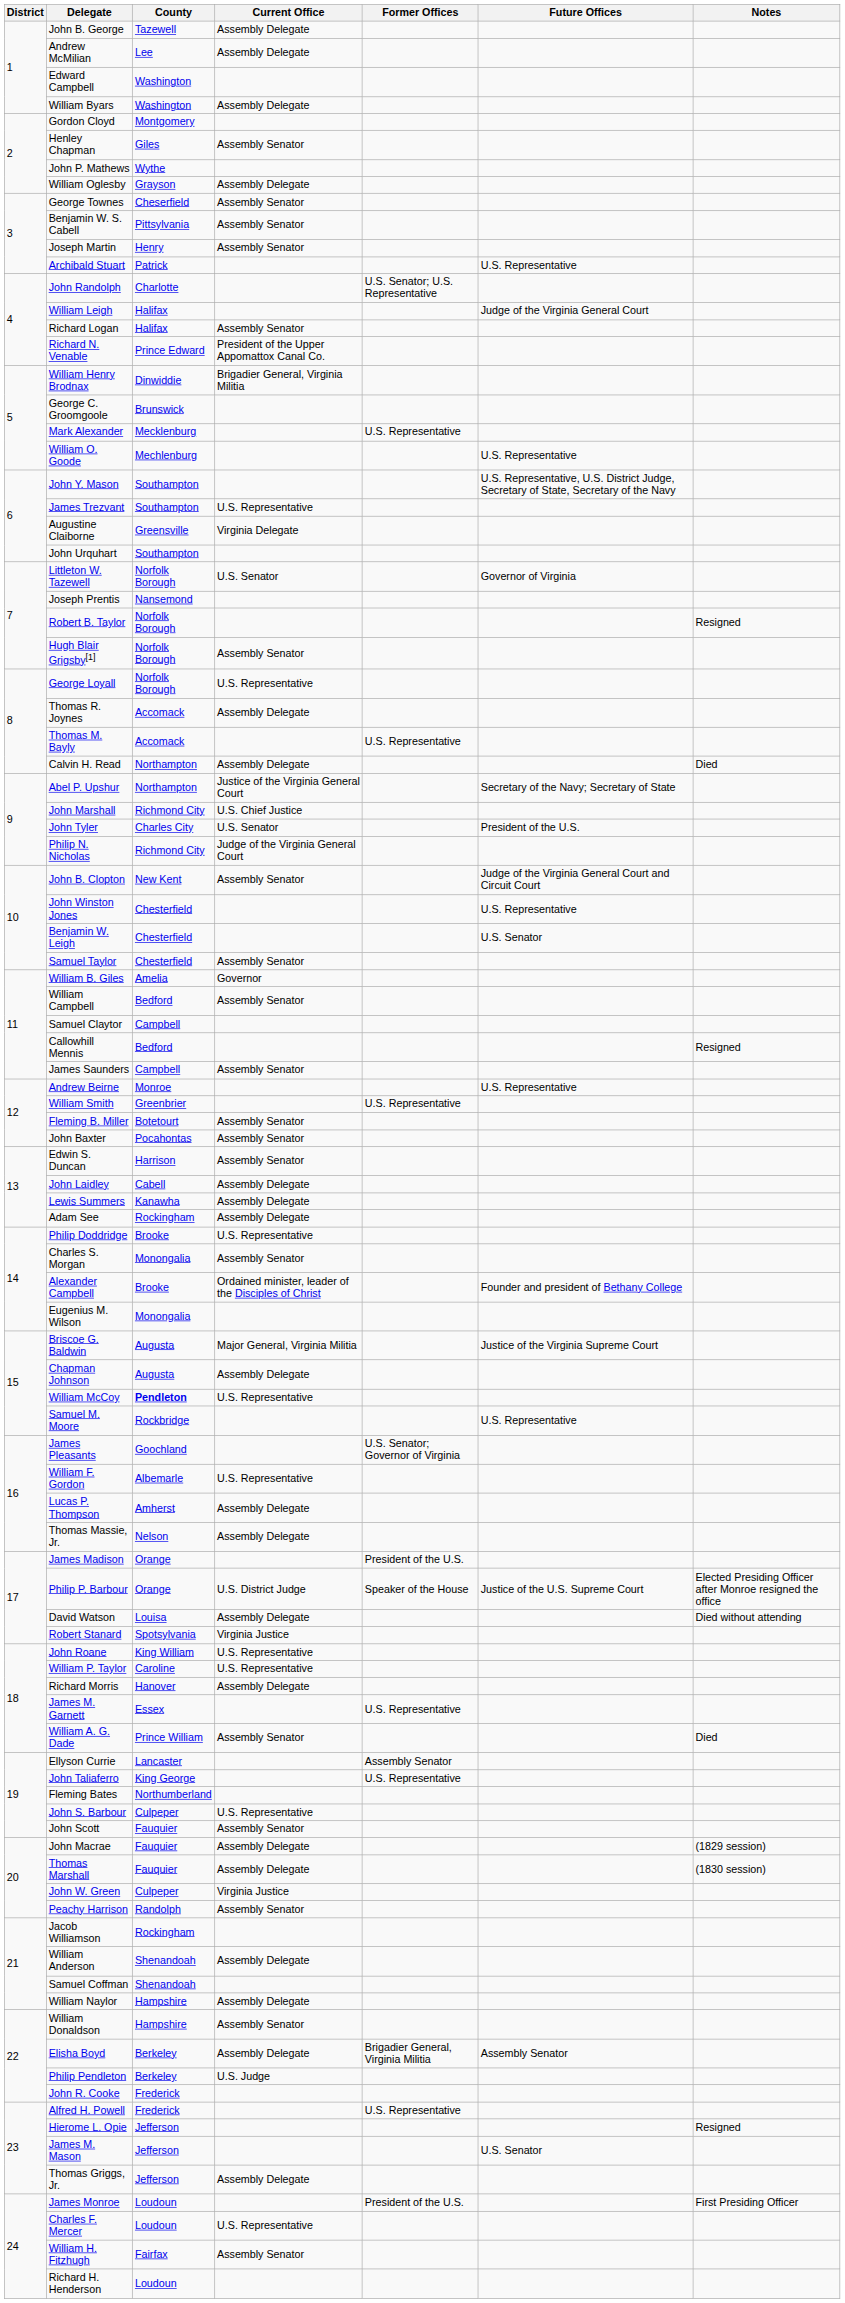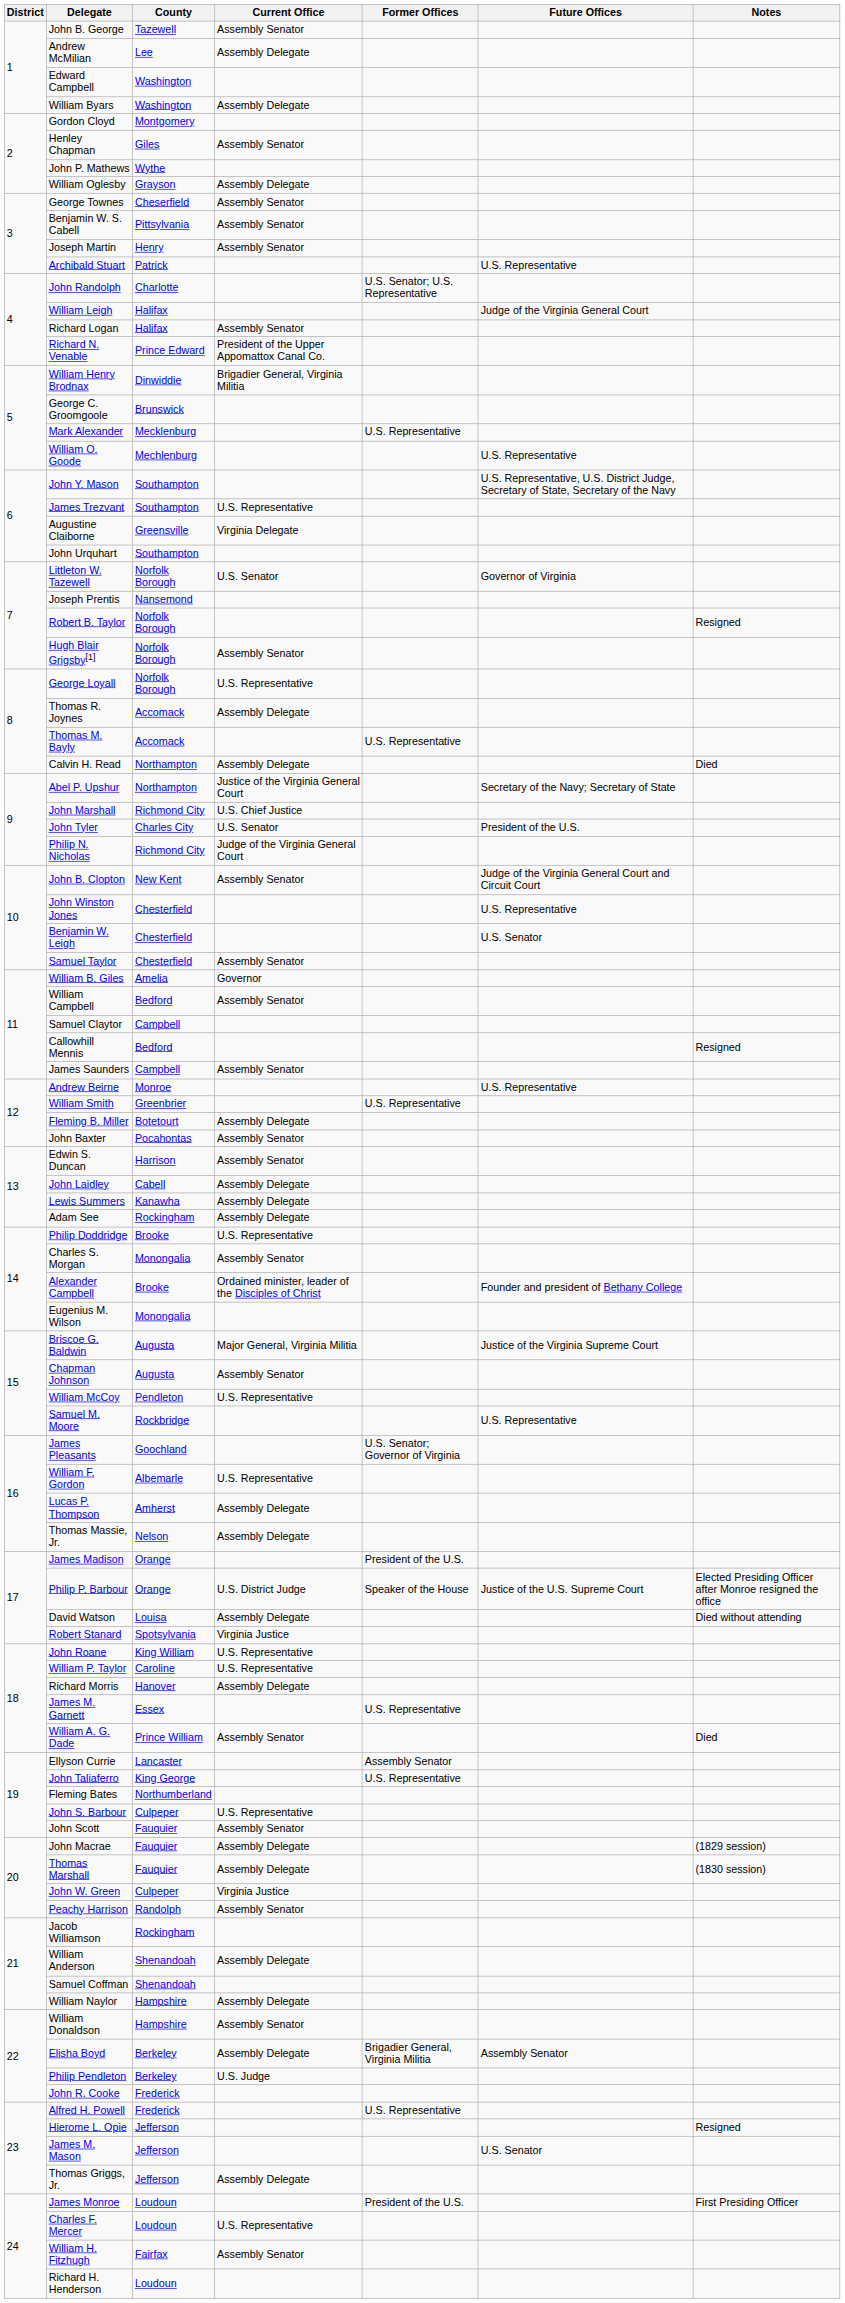(263, 30) Assembly Delegate -> (261, 30) Assembly Senator
(261, 1121) Assembly Senator -> (263, 1121) Assembly Delegate
(263, 1374) Assembly Delegate -> (261, 1374) Assembly Senator
(161, 1397) bold -> (159, 1397) normal
